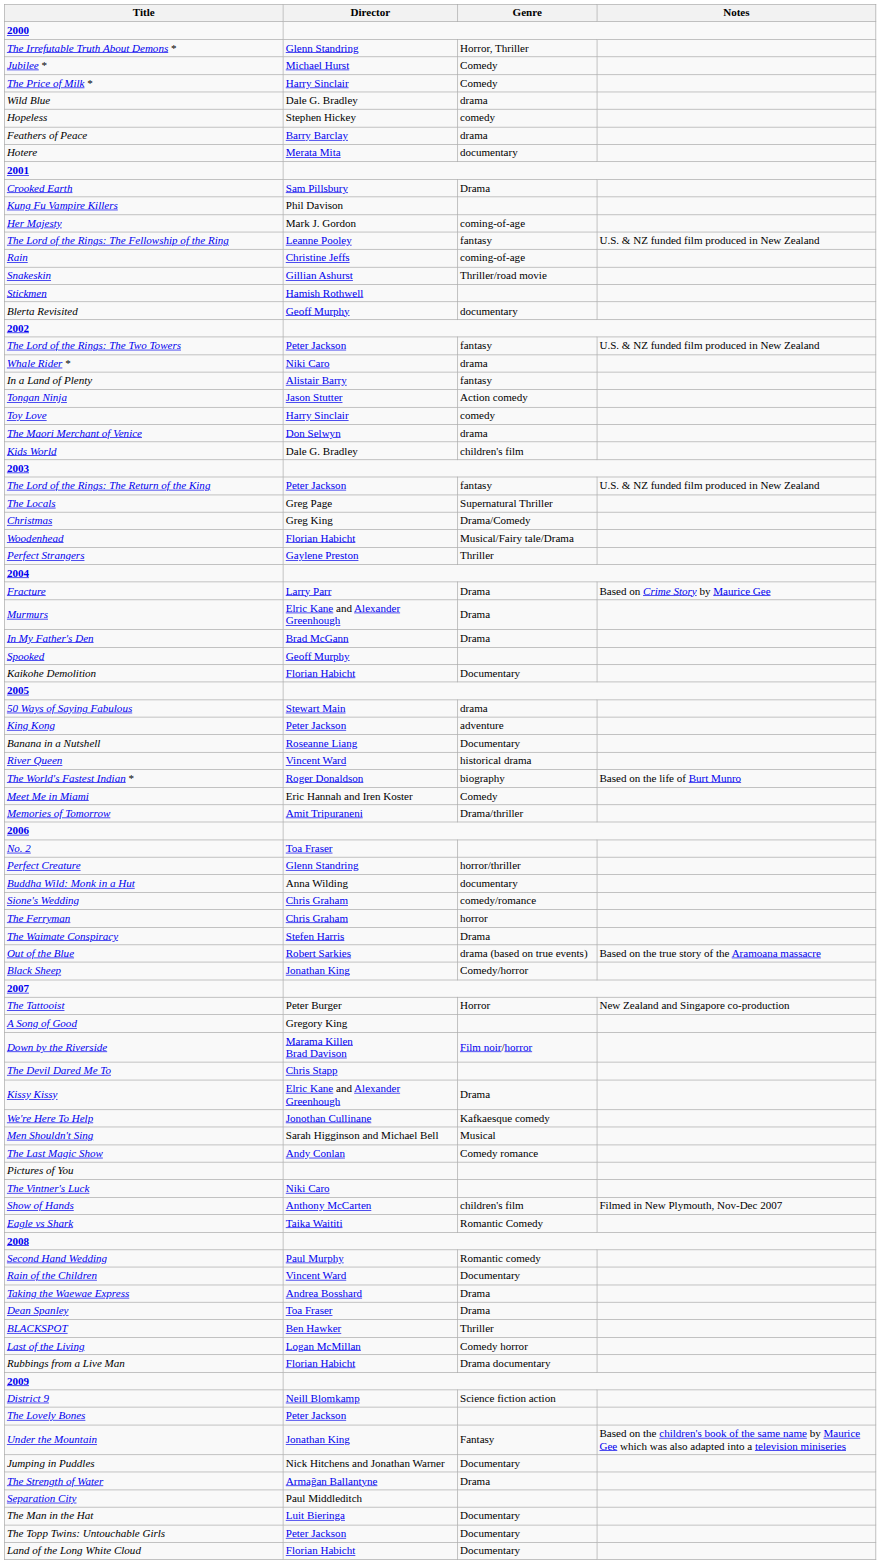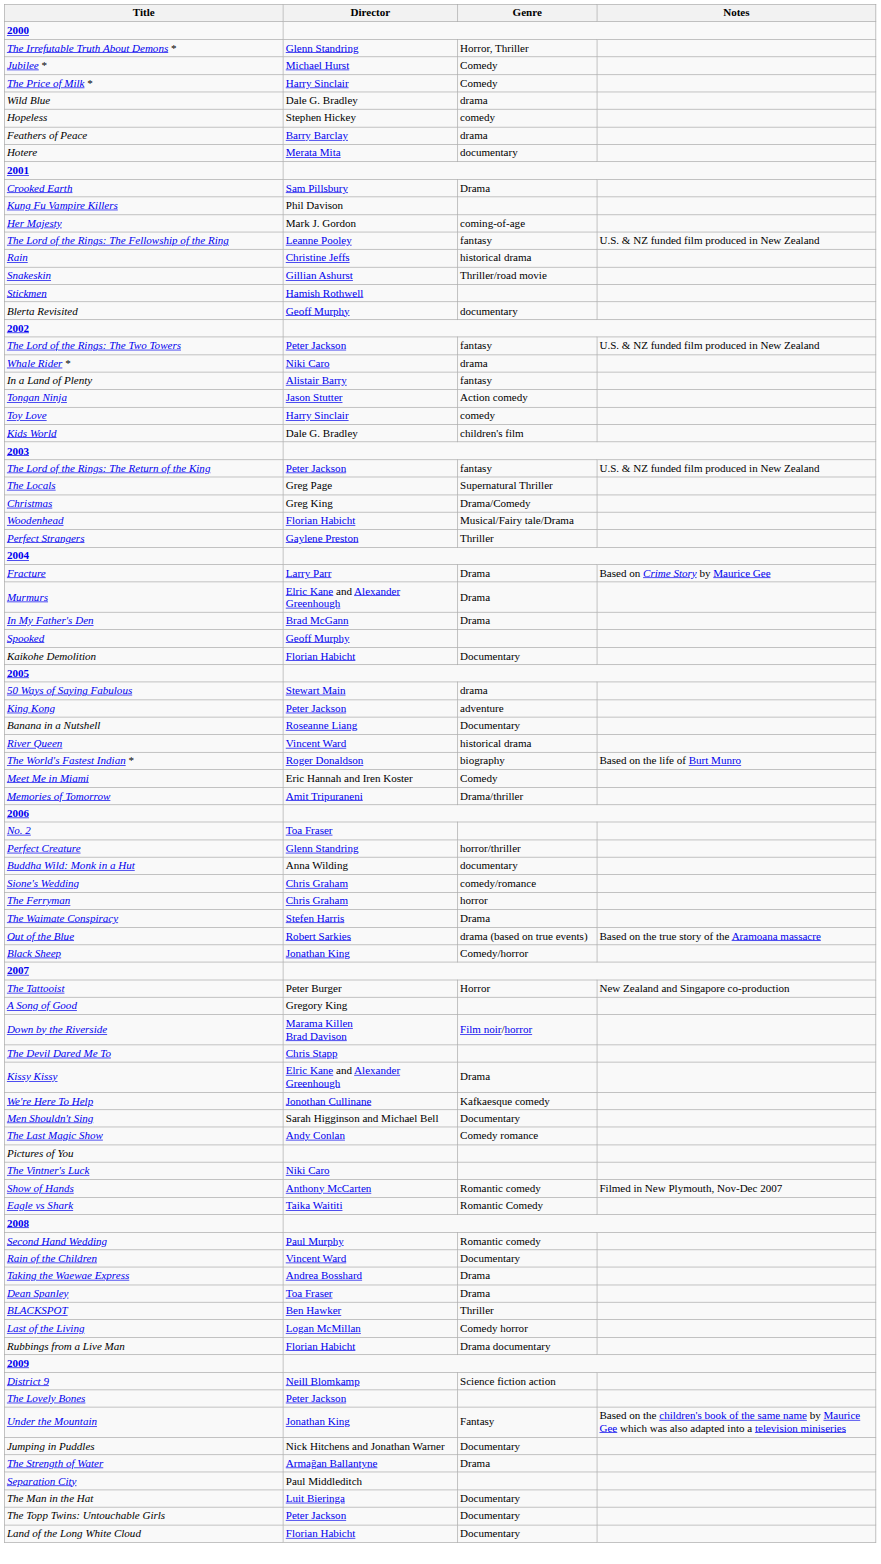(493, 258) coming-of-age -> (496, 258) historical drama
- row: (74, 433)
(478, 1136) Musical -> (490, 1118) Documentary
(492, 1206) children's film -> (500, 1188) Romantic comedy
